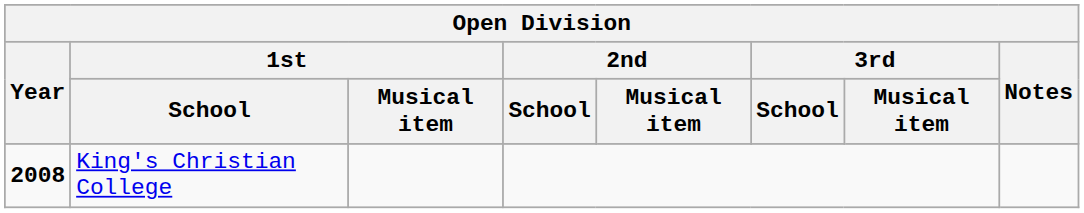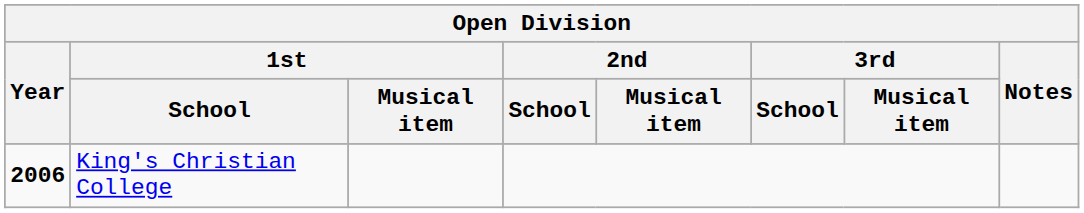(38, 175) 2008 -> (38, 175) 2006
